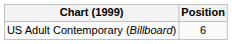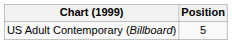(203, 30) 6 -> (203, 30) 5
